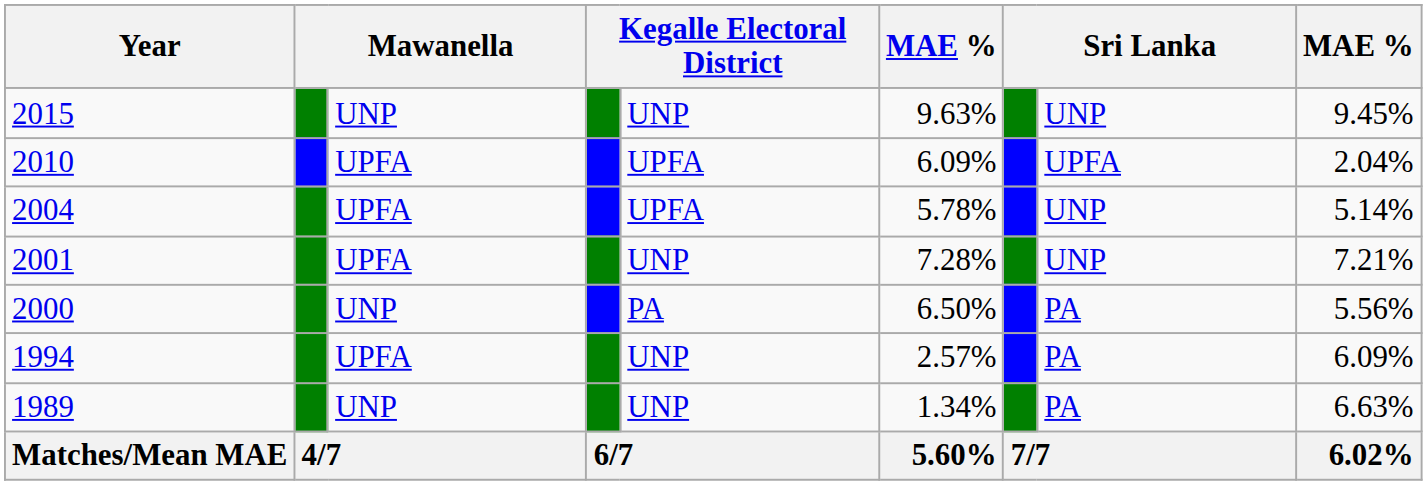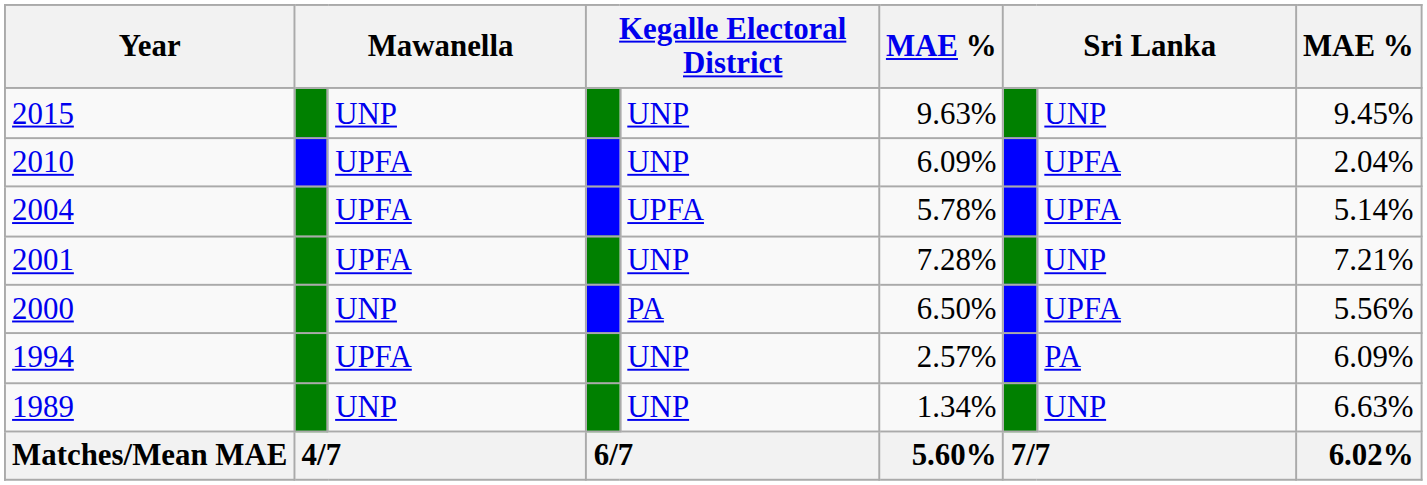(666, 161) UPFA -> (658, 161) UNP
(1075, 210) UNP -> (1083, 210) UPFA
(1063, 308) PA -> (1083, 308) UPFA
(1063, 406) PA -> (1075, 406) UNP
